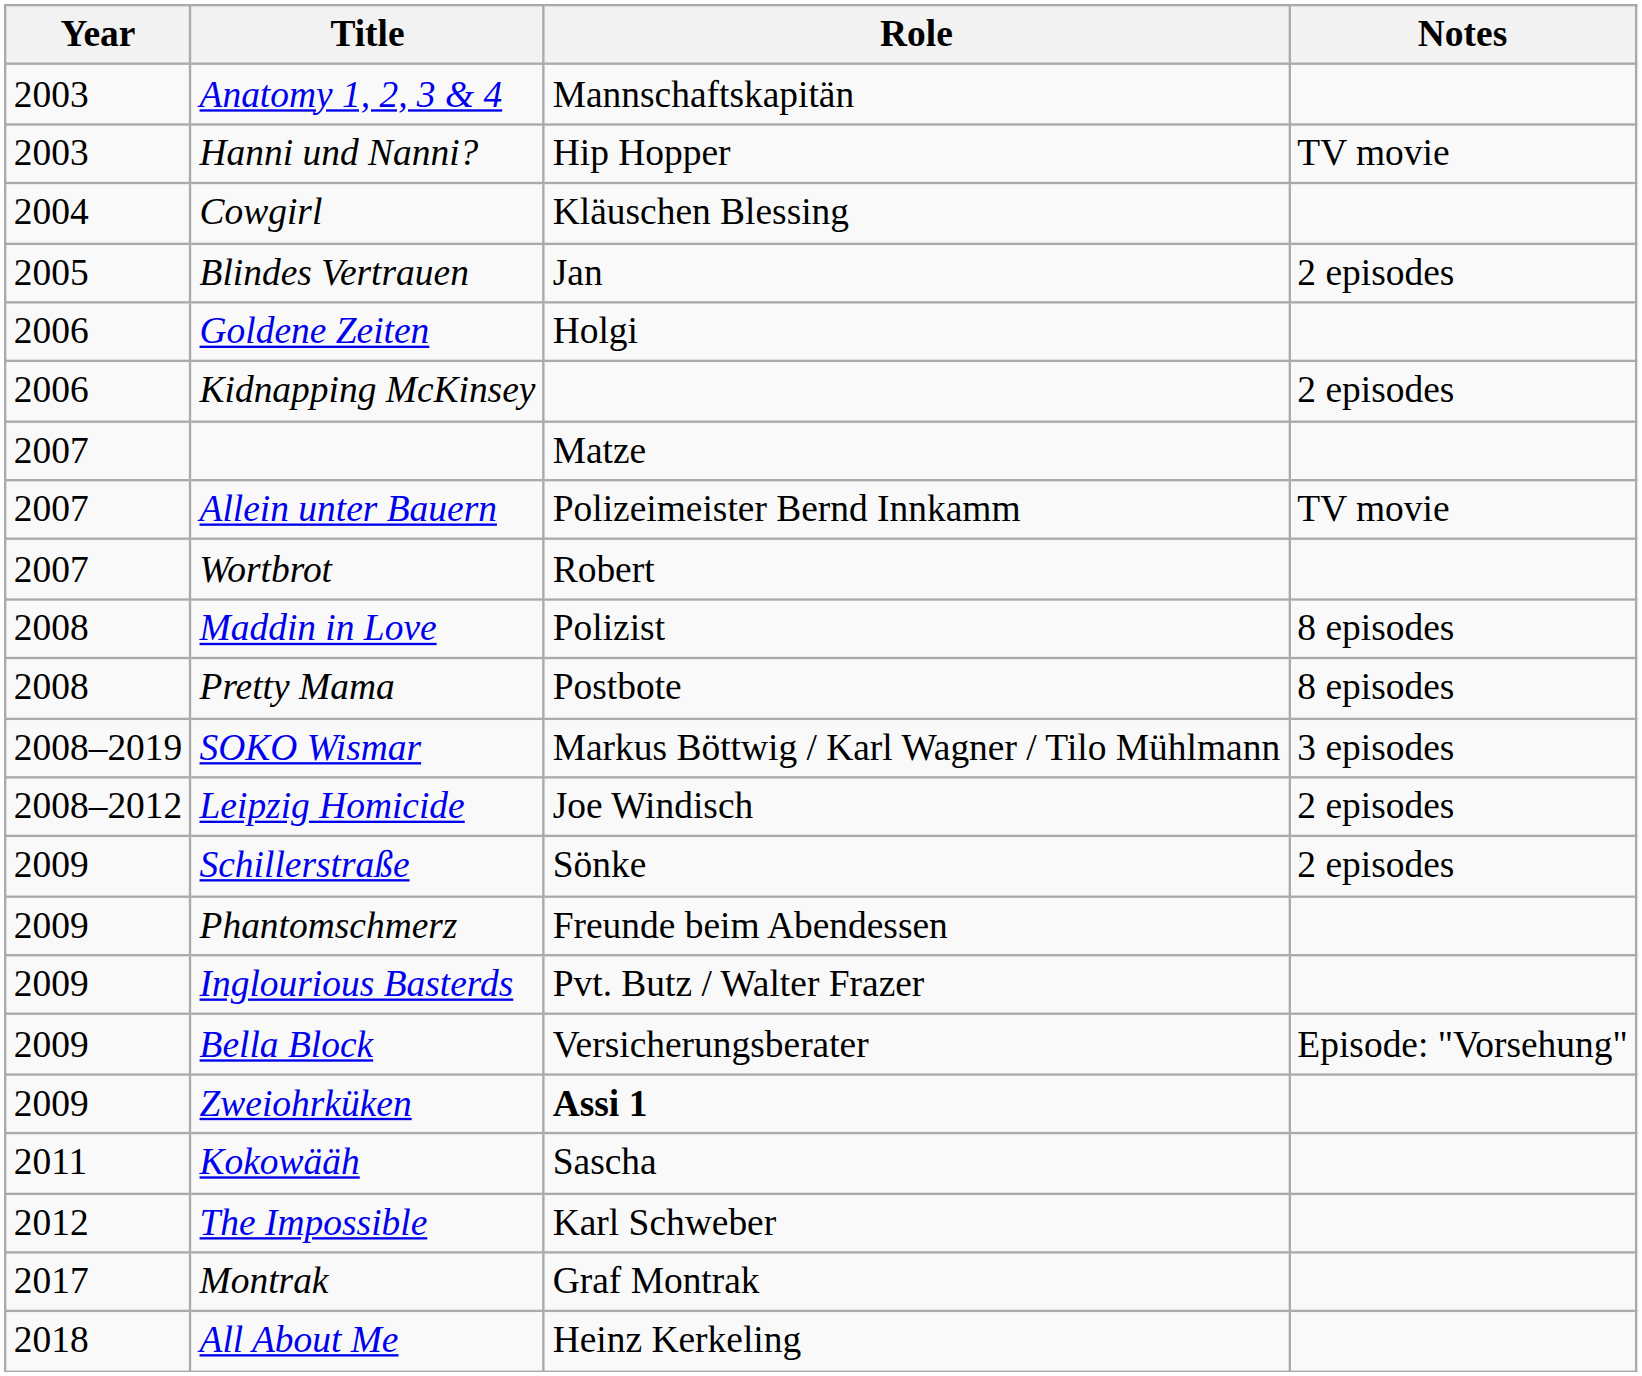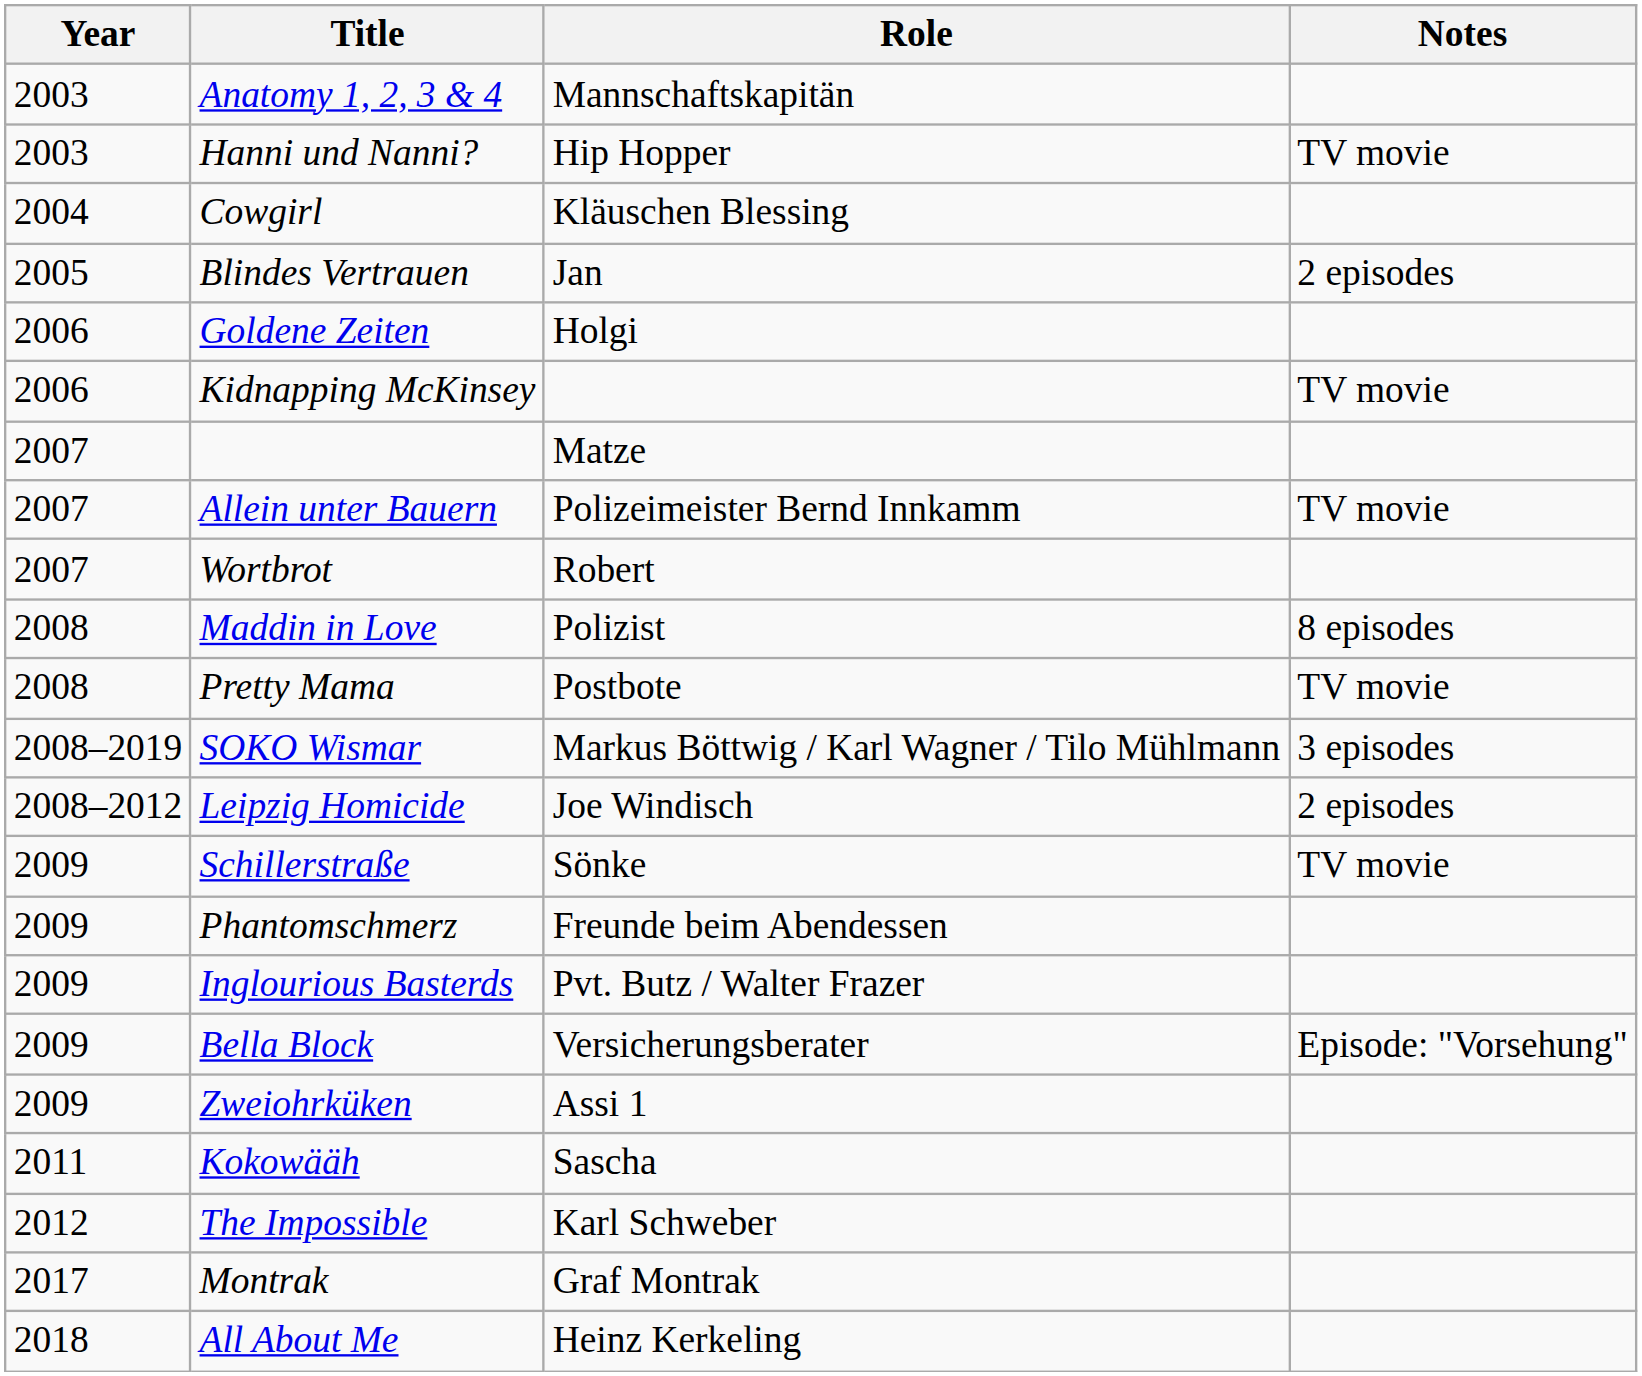(1376, 390) 2 episodes -> (1373, 390) TV movie
(1376, 687) 8 episodes -> (1373, 687) TV movie
(1376, 865) 2 episodes -> (1373, 865) TV movie
(600, 1102) bold -> (600, 1102) normal
